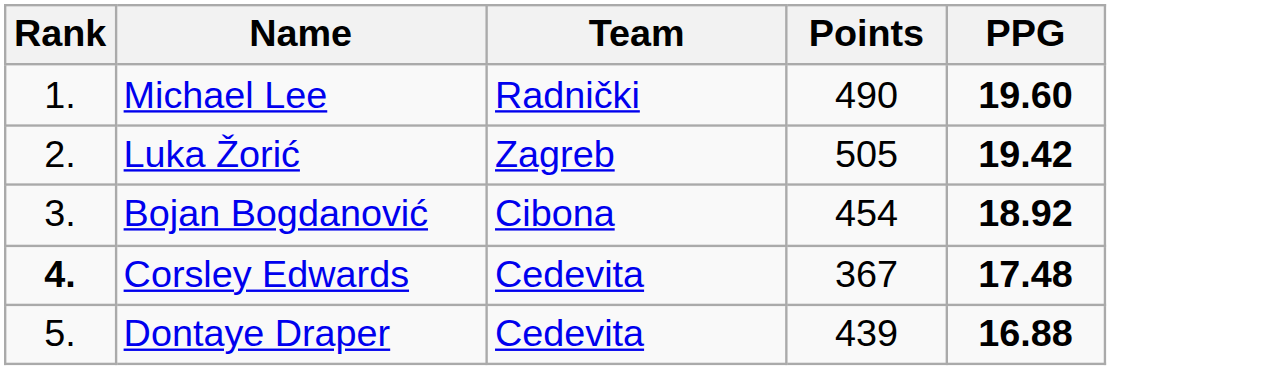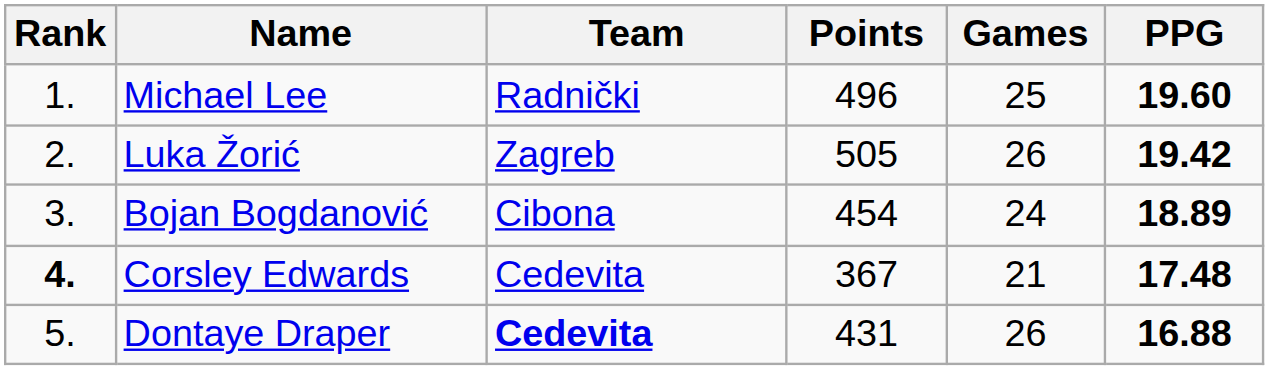+ column: (1025, 34)
(866, 94) 490 -> (866, 94) 496
(1025, 214) 18.92 -> (1184, 214) 18.89
(570, 333) normal -> (574, 333) bold
(866, 333) 439 -> (866, 333) 431
